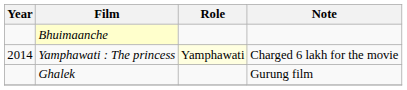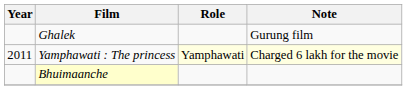rows swapped: (57, 74) <-> (73, 34)
(20, 54) 2014 -> (20, 54) 2011
(324, 54) no background -> (324, 54) lightyellow background
